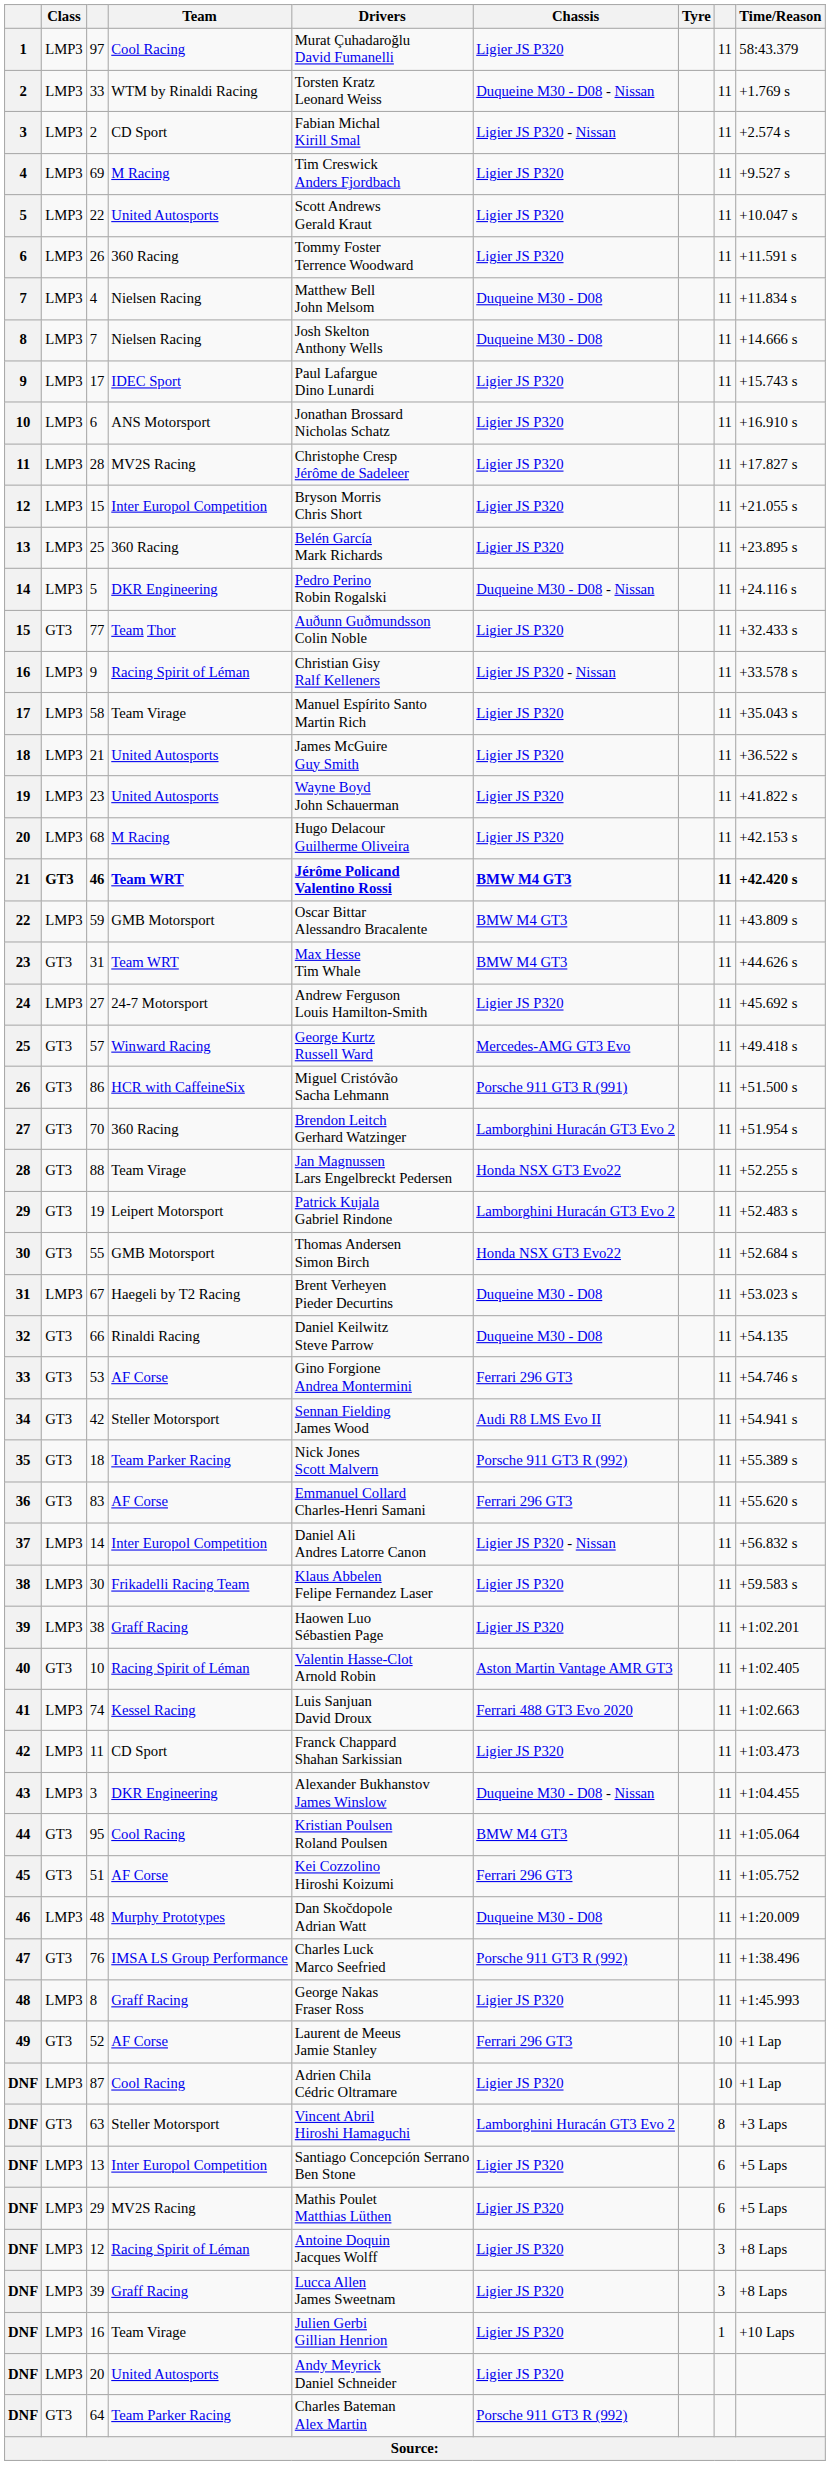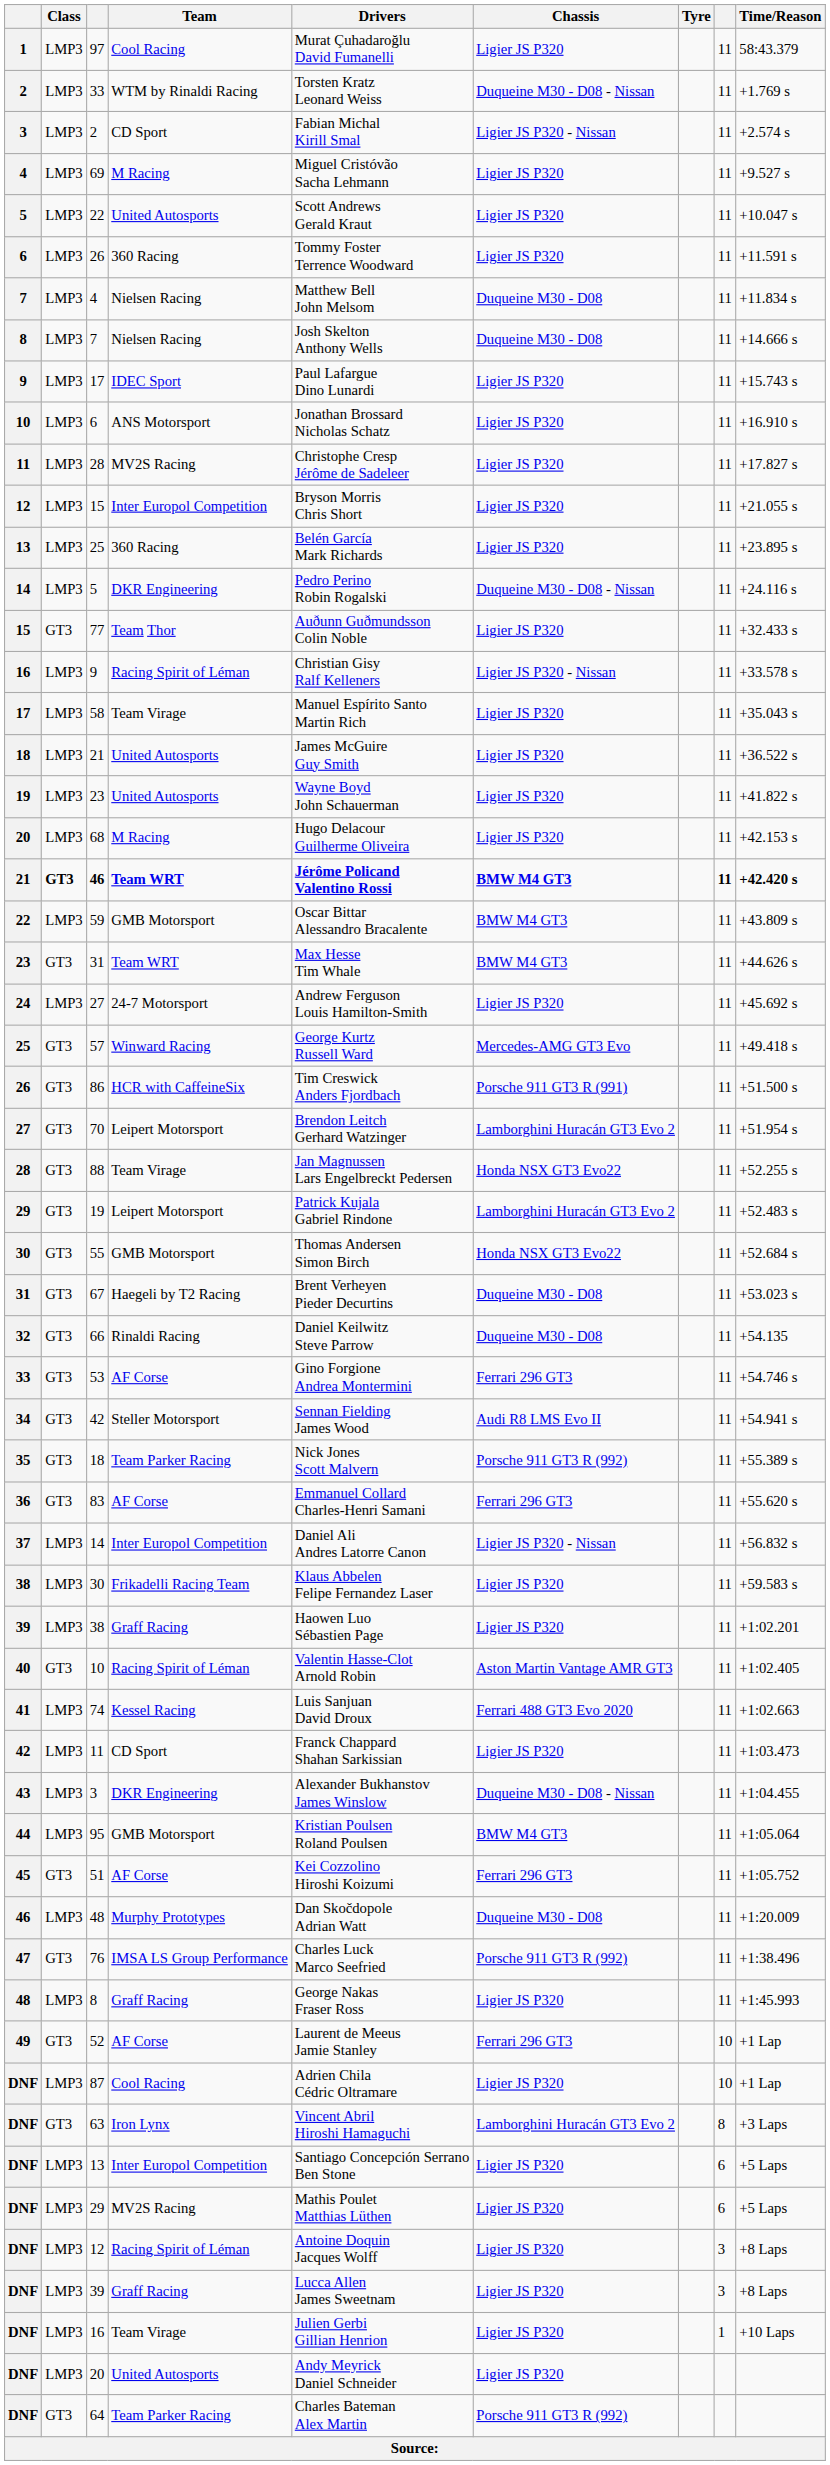(348, 173) Tim Creswick Anders Fjordbach -> (346, 173) Miguel Cristóvão Sacha Lehmann
(346, 1086) Miguel Cristóvão Sacha Lehmann -> (348, 1086) Tim Creswick Anders Fjordbach
(145, 1128) 360 Racing -> (167, 1128) Leipert Motorsport
(64, 1294) LMP3 -> (59, 1294) GT3
(59, 1834) GT3 -> (64, 1834) LMP3
(148, 1834) Cool Racing -> (163, 1834) GMB Motorsport
(165, 2124) Steller Motorsport -> (140, 2124) Iron Lynx
